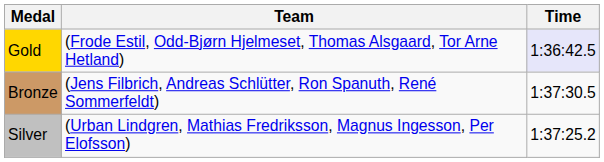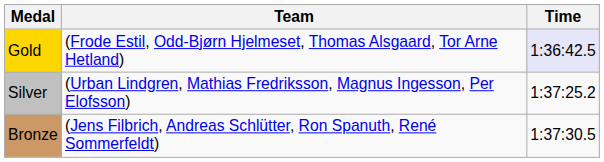rows swapped: (28, 135) <-> (33, 93)
